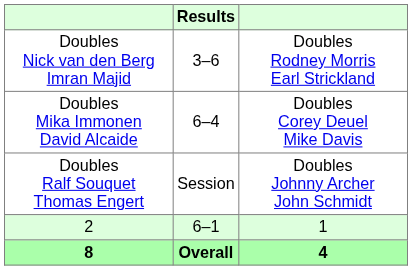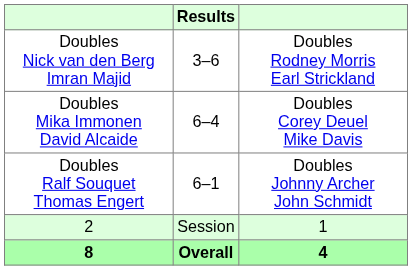(206, 183) Session -> (206, 183) 6–1
(206, 227) 6–1 -> (206, 227) Session
